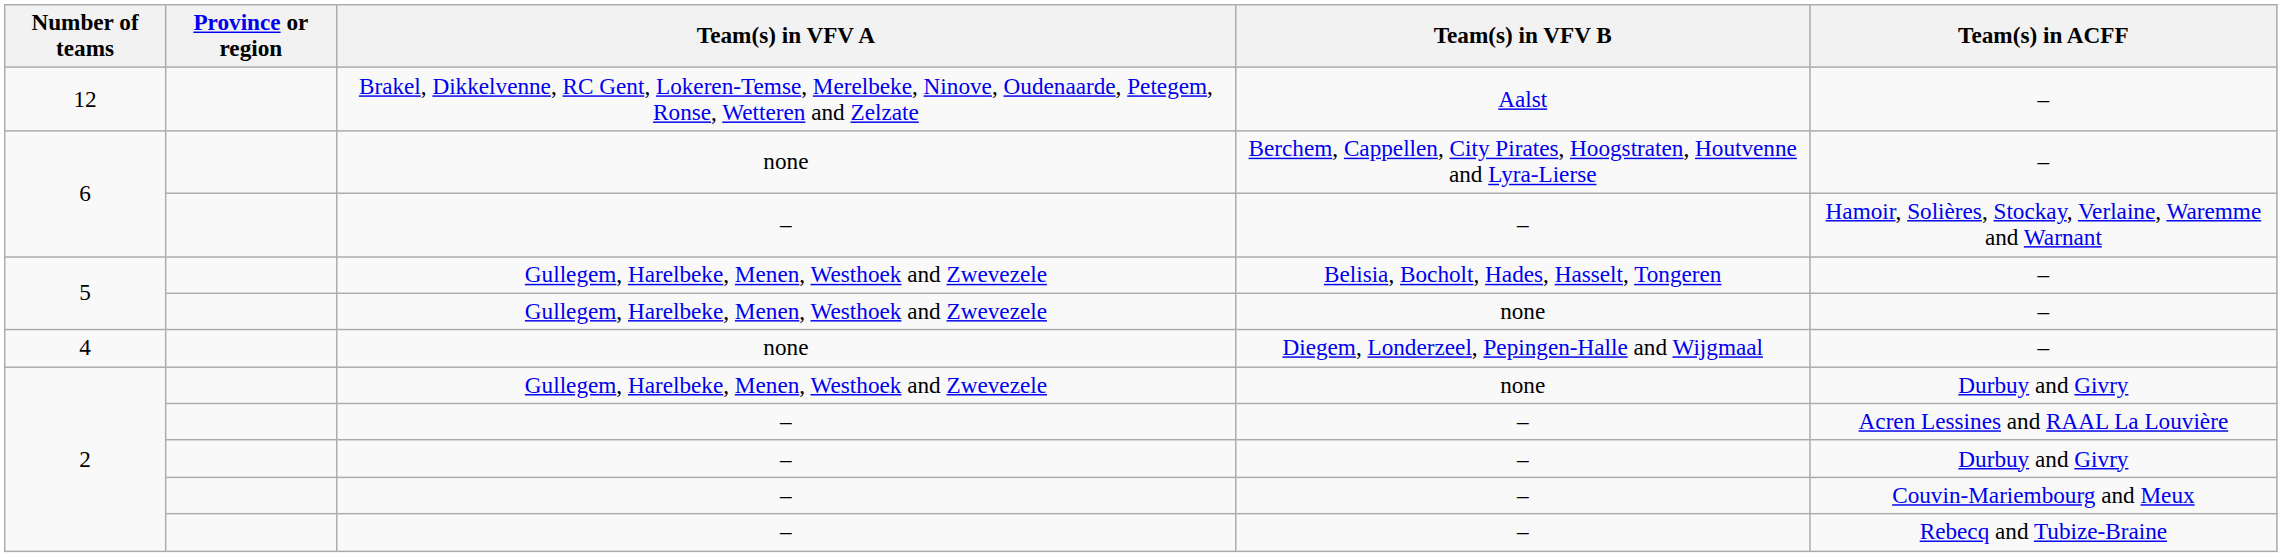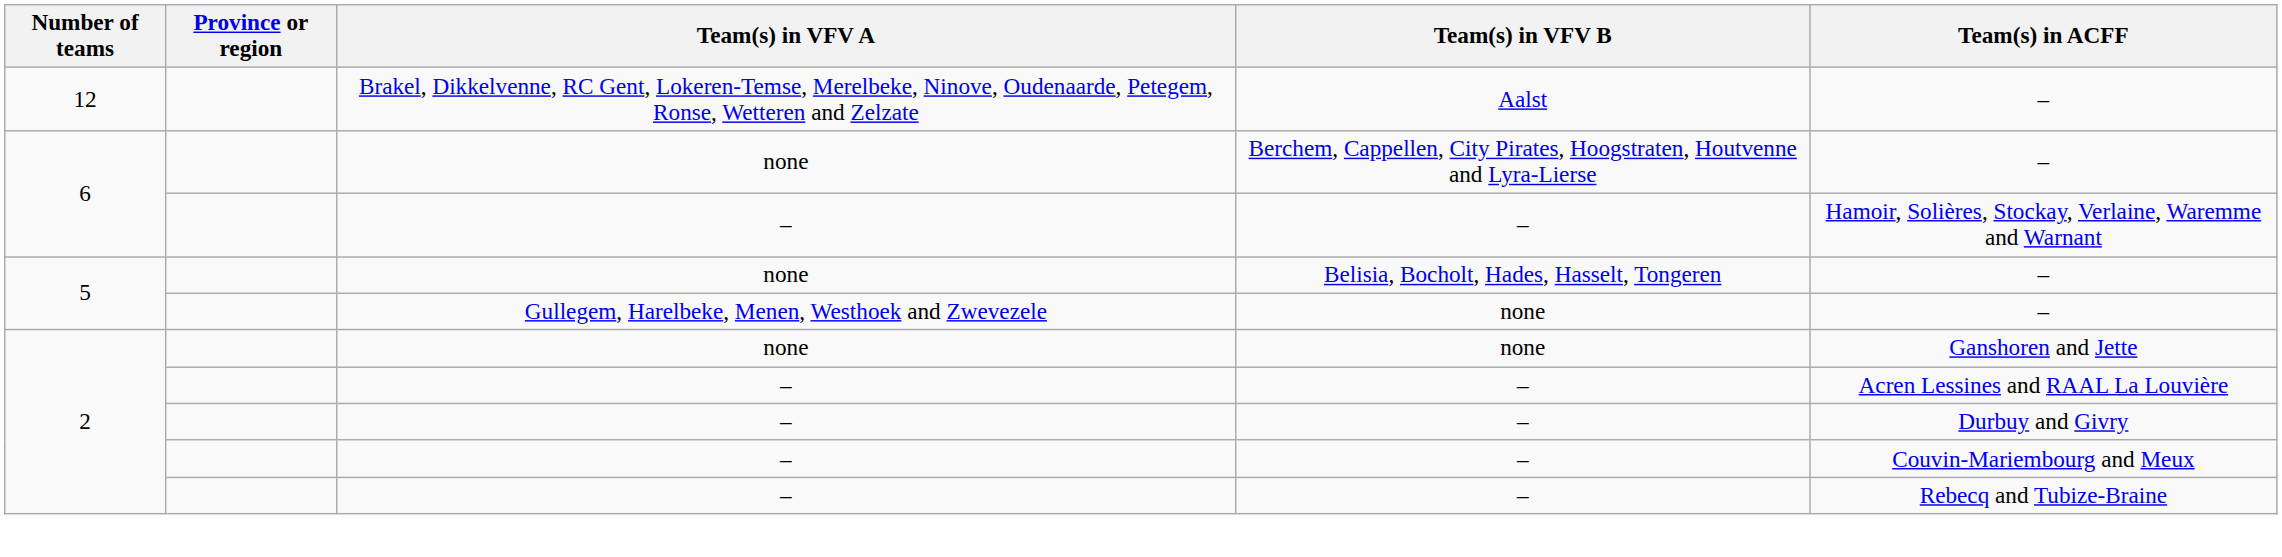(786, 274) Gullegem, Harelbeke, Menen, Westhoek and Zwevezele -> (786, 274) none
- row: (85, 348)
(786, 384) Gullegem, Harelbeke, Menen, Westhoek and Zwevezele -> (786, 348) none
(2043, 384) Durbuy and Givry -> (2043, 348) Ganshoren and Jette
